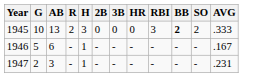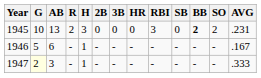+ column: (181, 13)
(222, 30) .333 -> (241, 30) .231
(36, 64) no background -> (36, 64) lightyellow background
(222, 64) .231 -> (241, 64) .333
